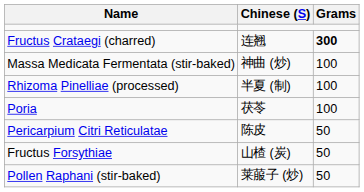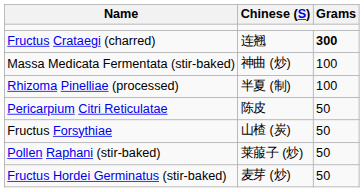- row: (22, 108)
+ row: (117, 176)
